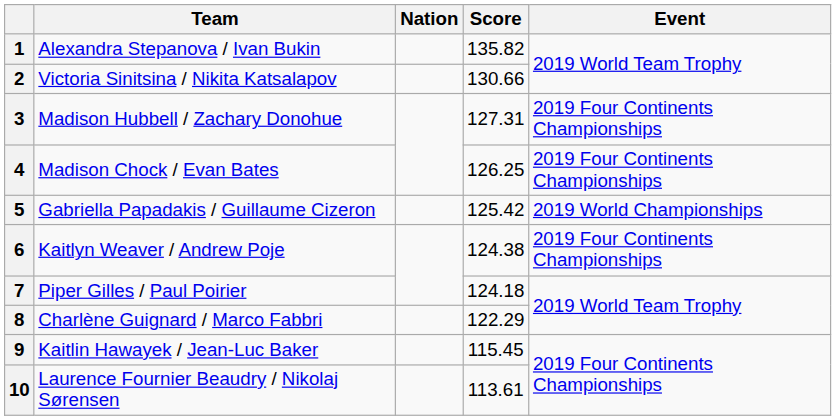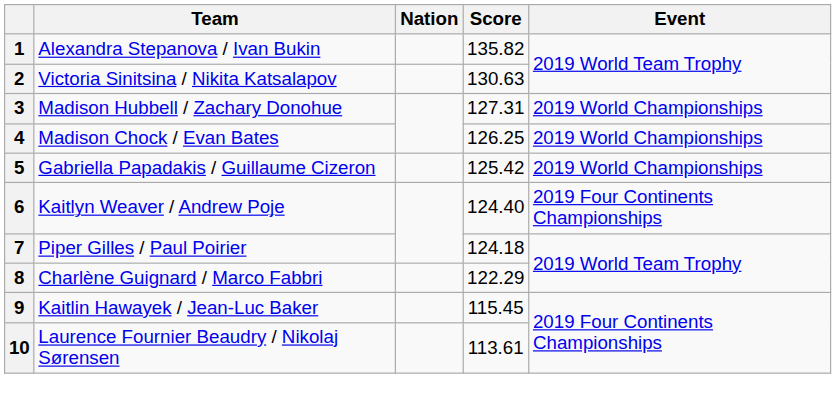(496, 78) 130.66 -> (496, 78) 130.63
(623, 118) 2019 Four Continents Championships -> (648, 108) 2019 World Championships
(623, 169) 2019 Four Continents Championships -> (648, 138) 2019 World Championships
(496, 250) 124.38 -> (496, 208) 124.40
